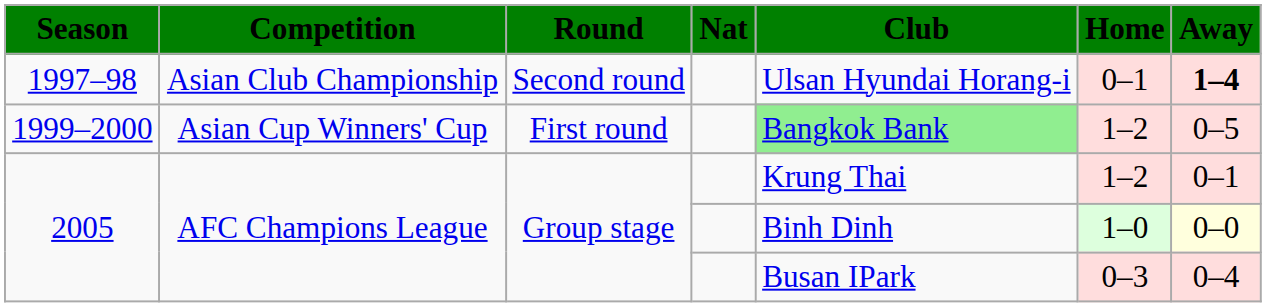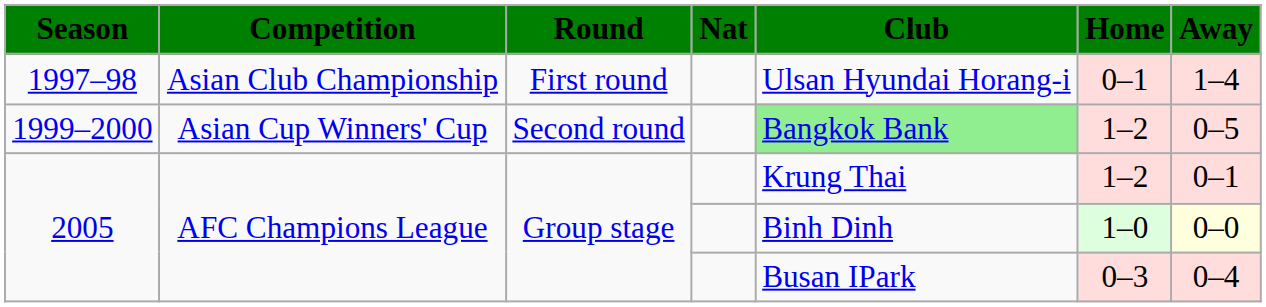(599, 78) Second round -> (599, 78) First round
(1216, 78) bold -> (1216, 78) normal
(599, 128) First round -> (599, 128) Second round
